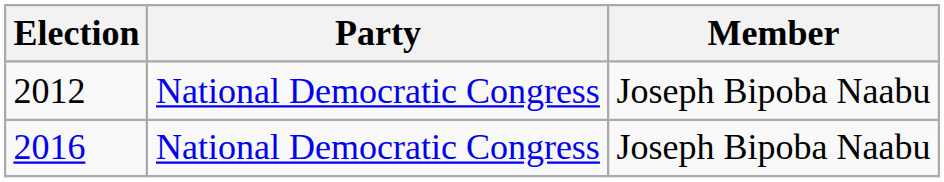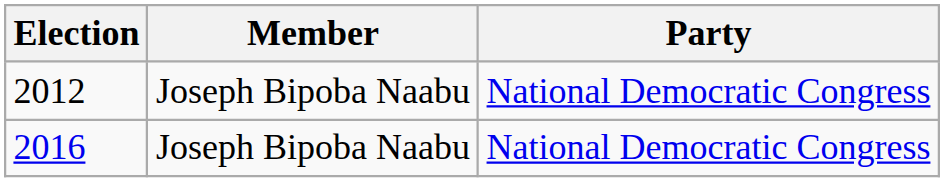columns swapped: (773, 33) <-> (378, 33)
